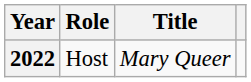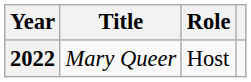columns swapped: (175, 22) <-> (87, 22)
